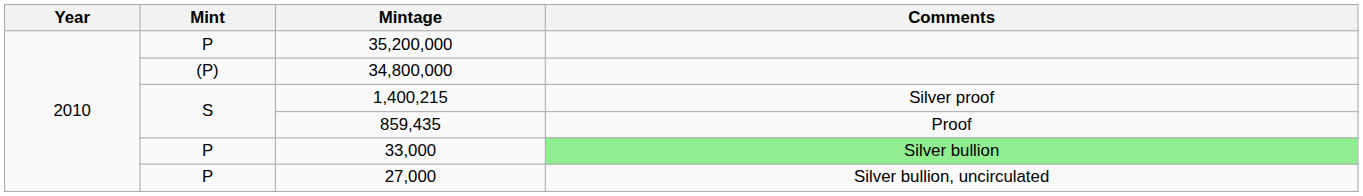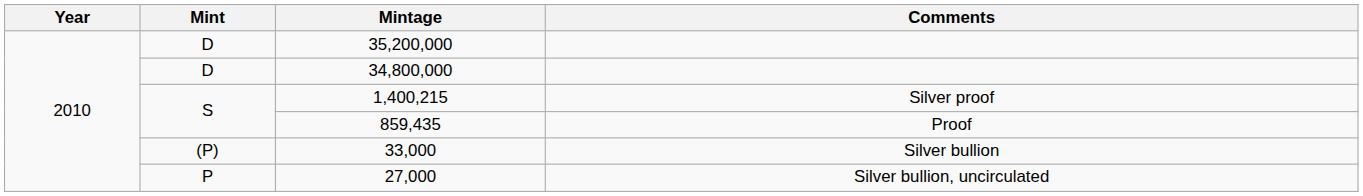(207, 44) P -> (207, 44) D
(207, 71) (P) -> (207, 71) D
(207, 151) P -> (207, 151) (P)
(952, 151) lightgreen background -> (952, 151) no background
